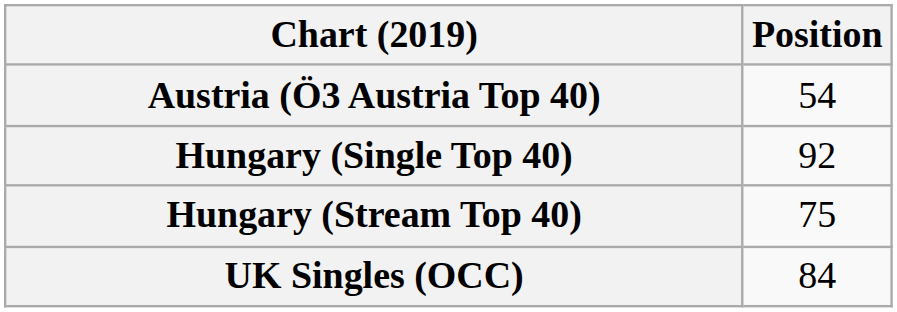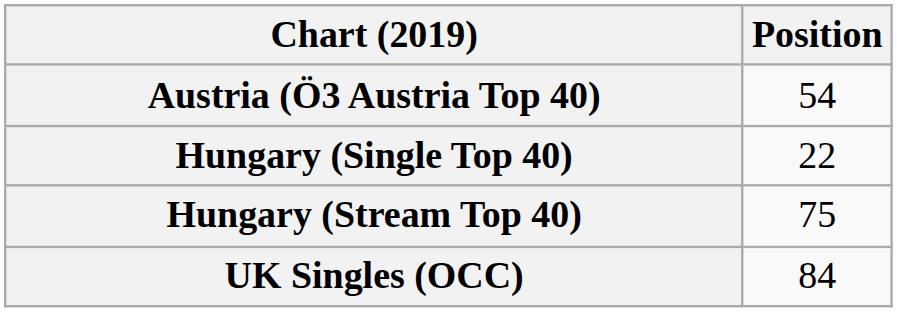(817, 154) 92 -> (817, 154) 22
